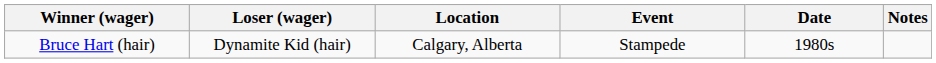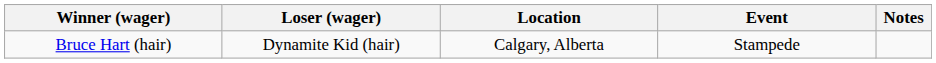- column: (814, 17)
